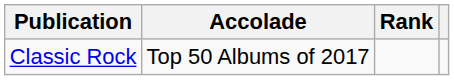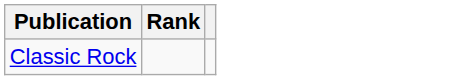- column: (258, 21)
